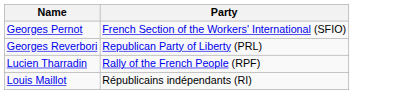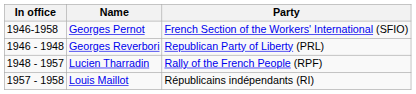+ column: (35, 13)
